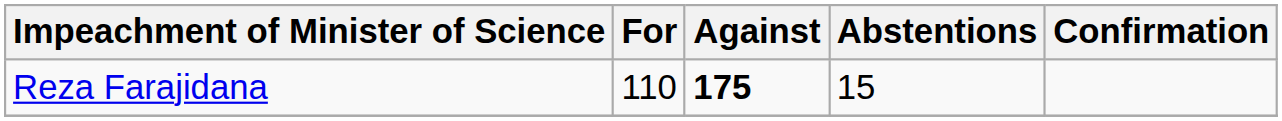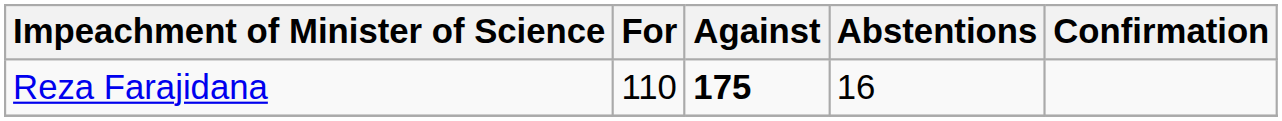(856, 87) 15 -> (856, 87) 16
